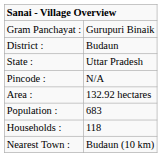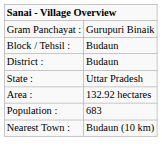+ row: (38, 45)
- row: (26, 78)
- row: (34, 128)
